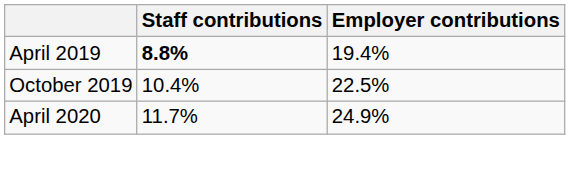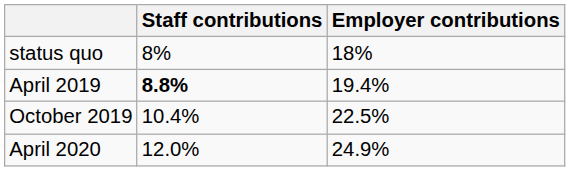+ row: (56, 52)
(170, 117) 11.7% -> (171, 149) 12.0%
